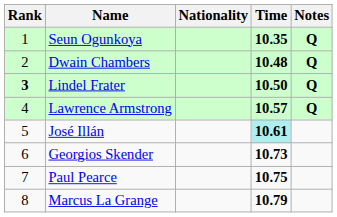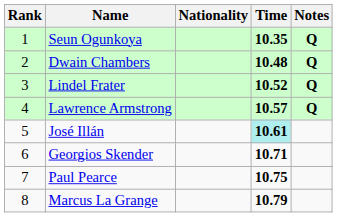(25, 85) bold -> (25, 85) normal
(271, 85) 10.50 -> (271, 85) 10.52
(271, 154) 10.73 -> (271, 154) 10.71
